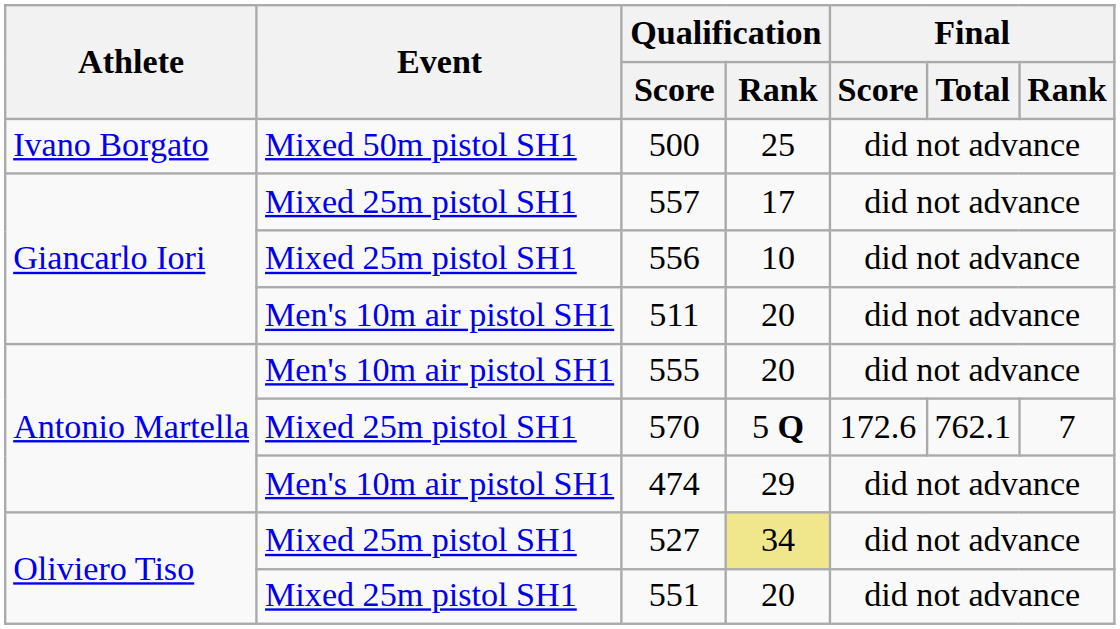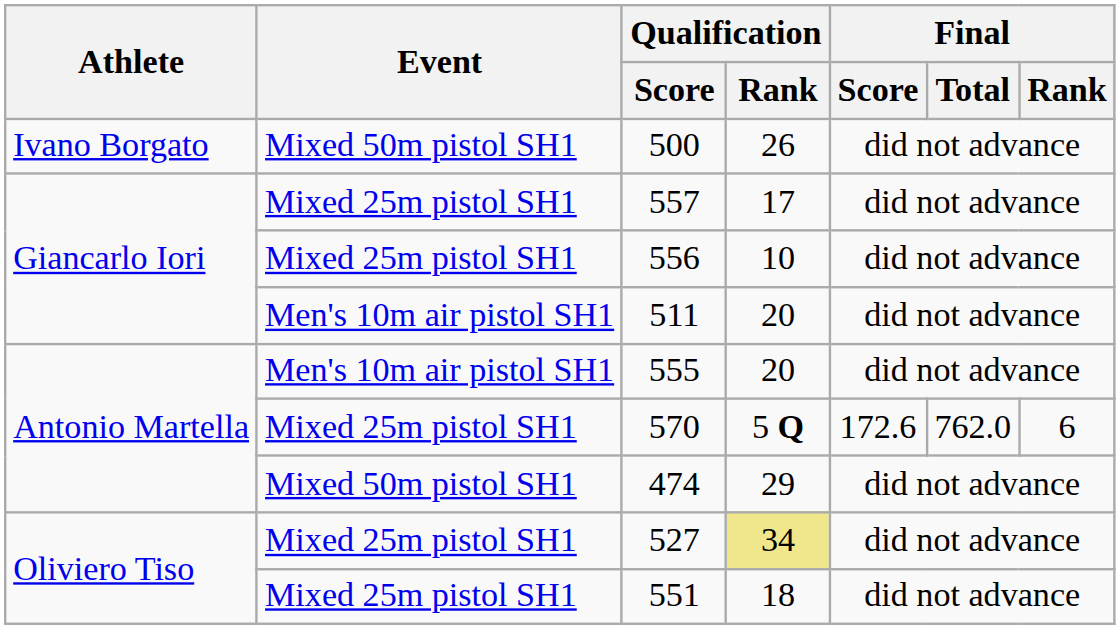(778, 145) 25 -> (778, 145) 26
(973, 427) 762.1 -> (973, 427) 762.0
(1067, 427) 7 -> (1067, 427) 6
(440, 483) Men's 10m air pistol SH1 -> (421, 483) Mixed 50m pistol SH1
(778, 595) 20 -> (778, 595) 18
